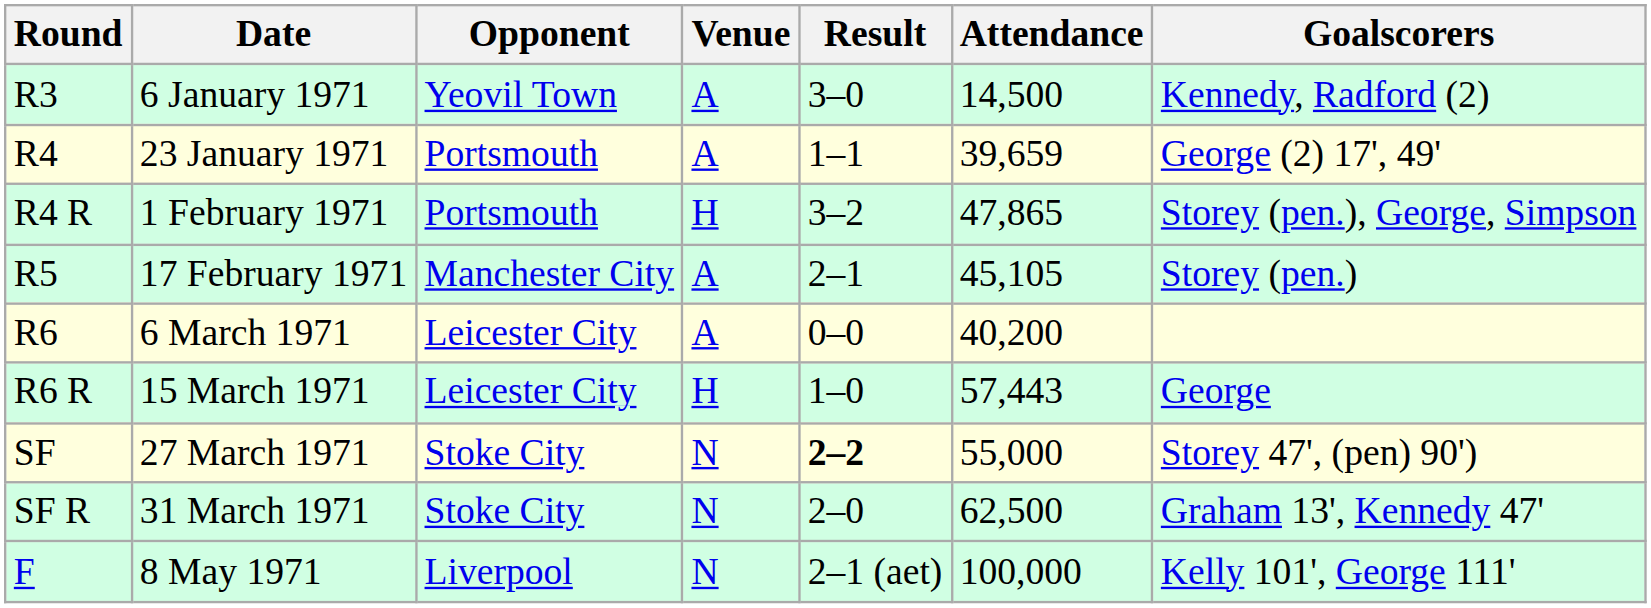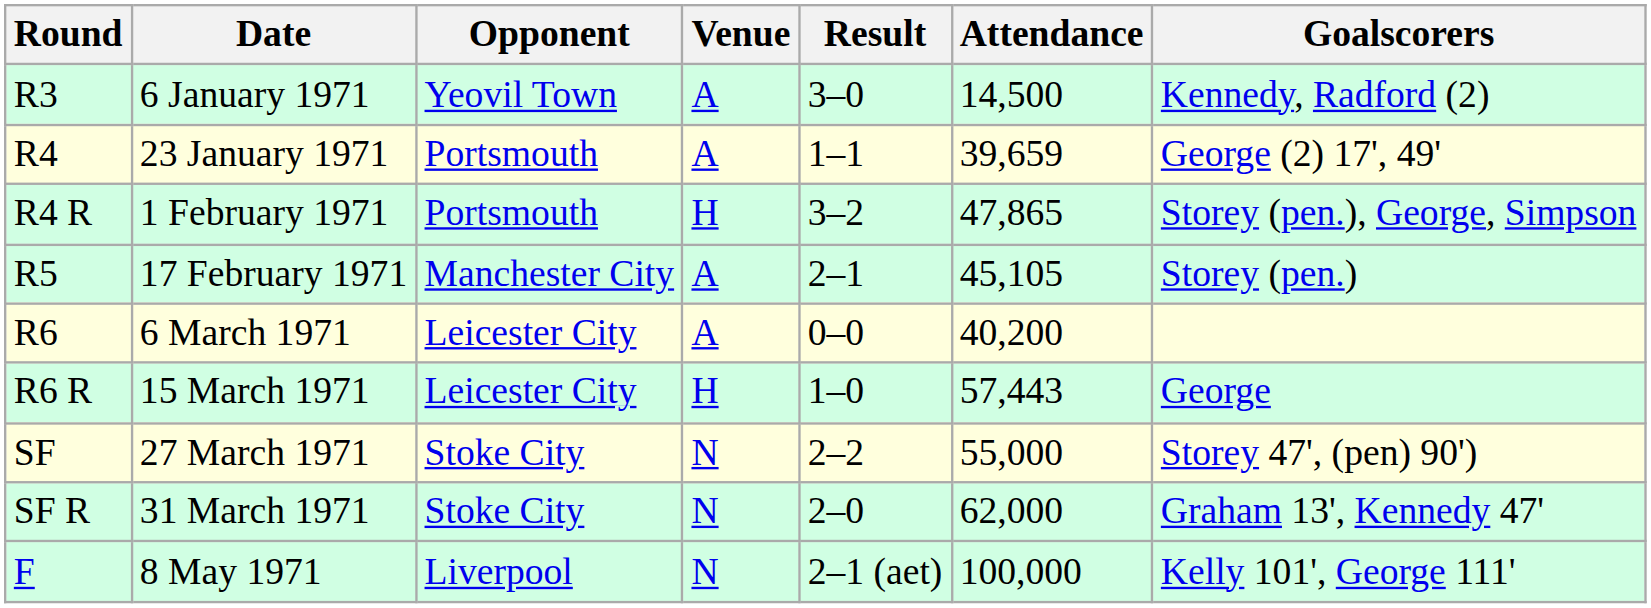(836, 451) bold -> (836, 451) normal
(1011, 511) 62,500 -> (1011, 511) 62,000
